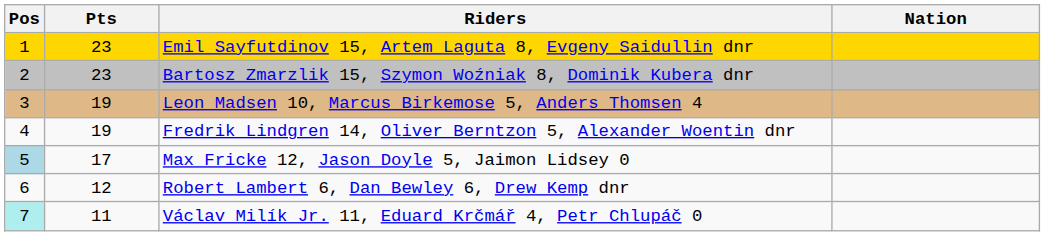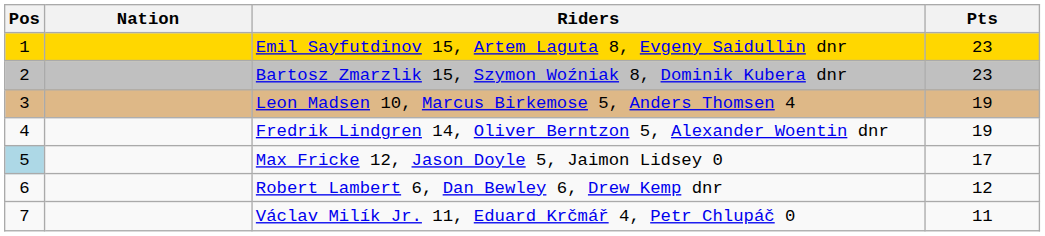columns swapped: (936, 19) <-> (101, 19)
(24, 216) paleturquoise background -> (24, 216) no background
